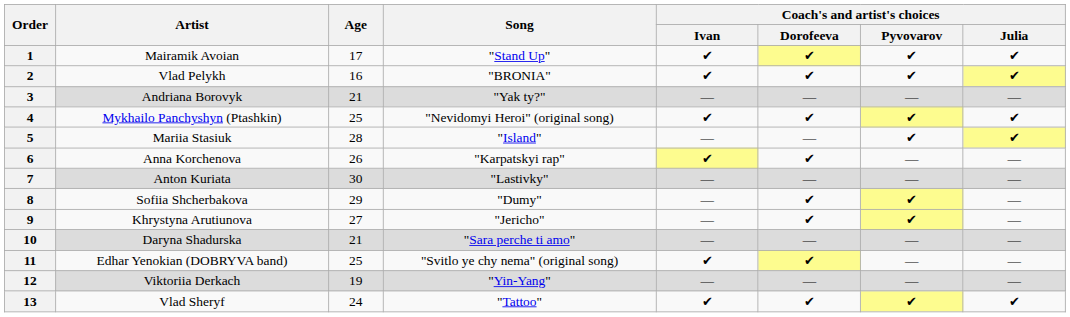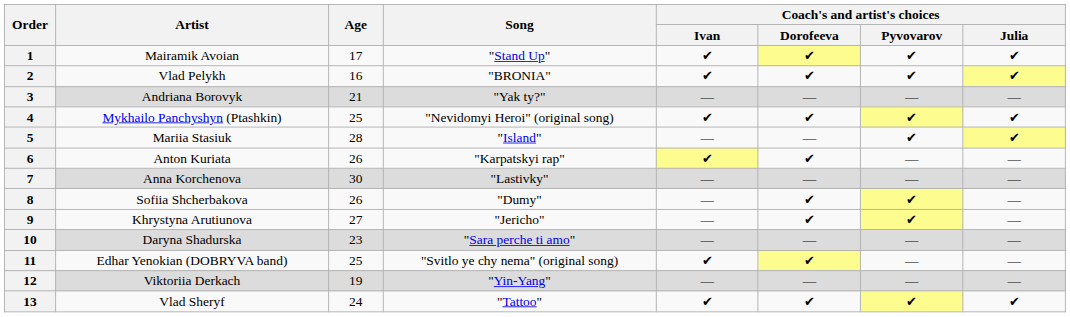(192, 158) Anna Korchenova -> (192, 158) Anton Kuriata
(192, 178) Anton Kuriata -> (192, 178) Anna Korchenova
(356, 199) 29 -> (356, 199) 26
(356, 240) 21 -> (356, 240) 23
